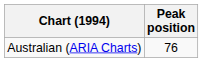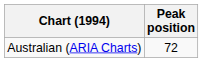(171, 47) 76 -> (171, 47) 72
